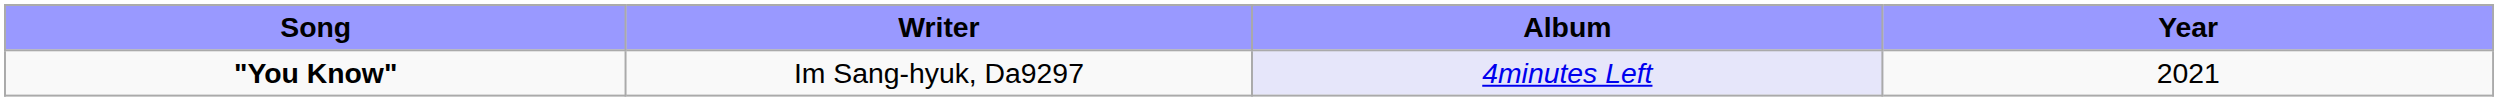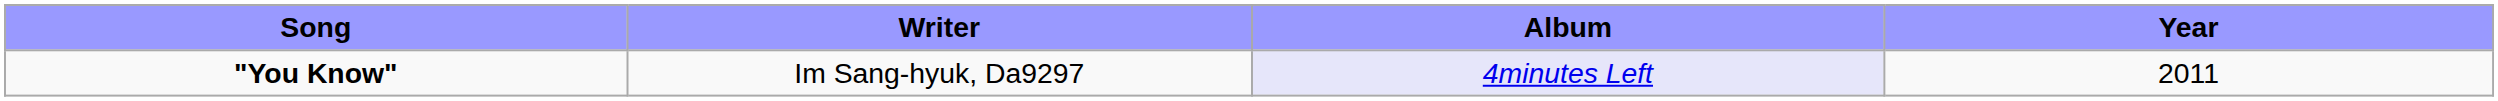(2188, 72) 2021 -> (2188, 72) 2011
